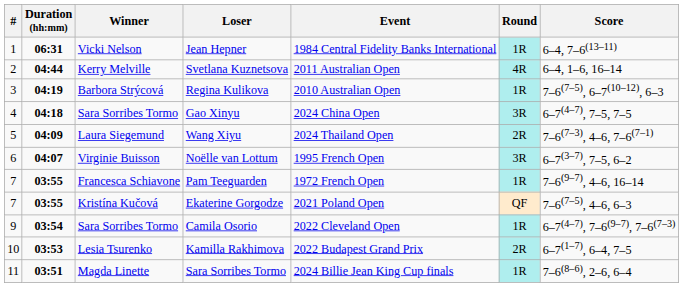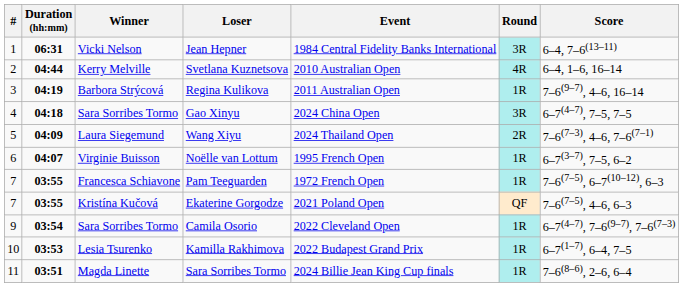(519, 48) 1R -> (519, 48) 3R
(347, 69) 2011 Australian Open -> (347, 69) 2010 Australian Open
(347, 90) 2010 Australian Open -> (347, 90) 2011 Australian Open
(603, 90) 7–6(7–5), 6–7(10–12), 6–3 -> (593, 90) 7–6(9–7), 4–6, 16–14
(519, 158) 3R -> (519, 158) 1R
(593, 180) 7–6(9–7), 4–6, 16–14 -> (603, 180) 7–6(7–5), 6–7(10–12), 6–3
(519, 248) 2R -> (519, 248) 1R
